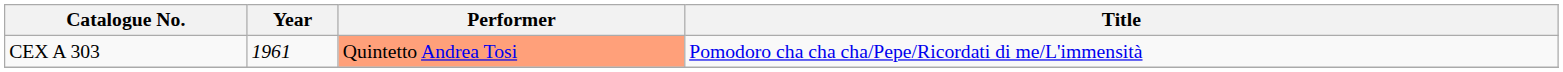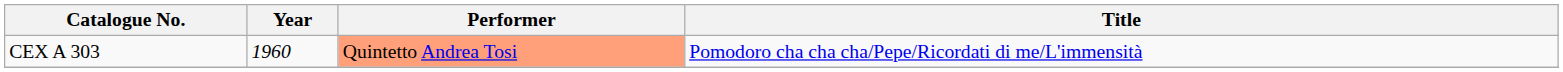(271, 51) 1961 -> (271, 51) 1960
